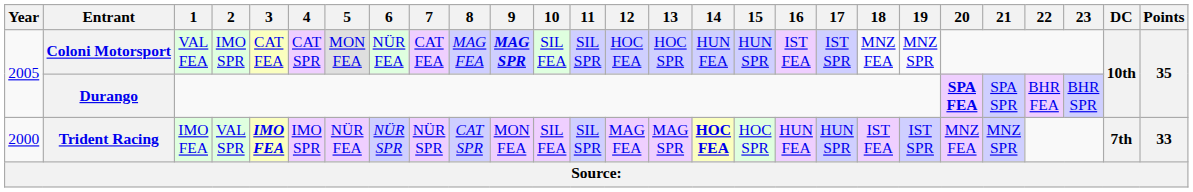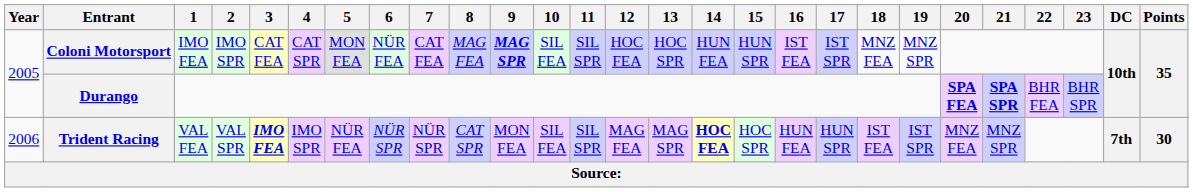(193, 51) VAL FEA -> (193, 51) IMO FEA
(1004, 95) normal -> (1004, 95) bold
(24, 139) 2000 -> (24, 139) 2006
(193, 139) IMO FEA -> (193, 139) VAL FEA
(1164, 139) 33 -> (1164, 139) 30
